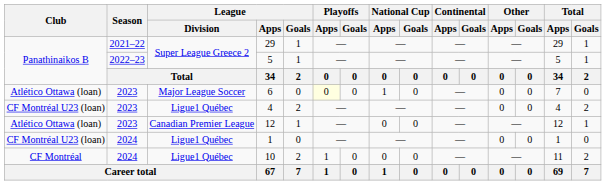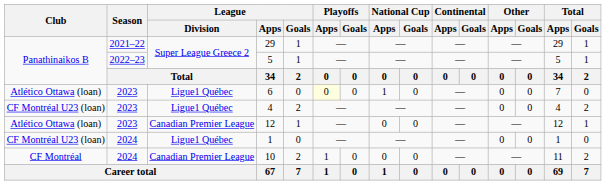(202, 92) Major League Soccer -> (202, 92) Ligue1 Québec
(202, 156) Ligue1 Québec -> (202, 156) Canadian Premier League
